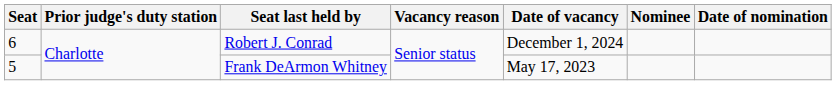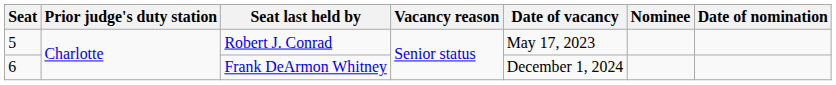(12, 42) 6 -> (12, 42) 5
(565, 42) December 1, 2024 -> (551, 42) May 17, 2023
(12, 67) 5 -> (12, 67) 6
(551, 67) May 17, 2023 -> (565, 67) December 1, 2024
